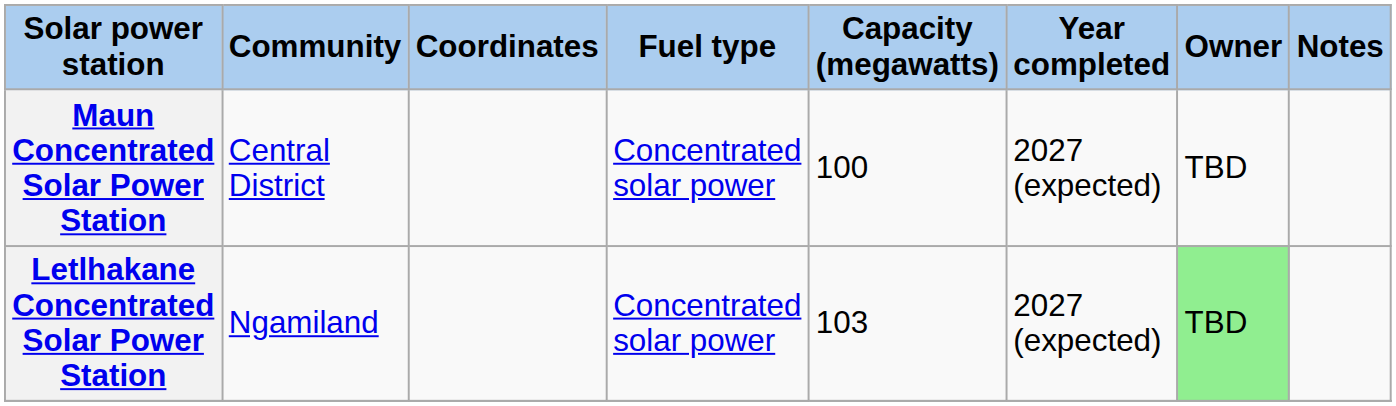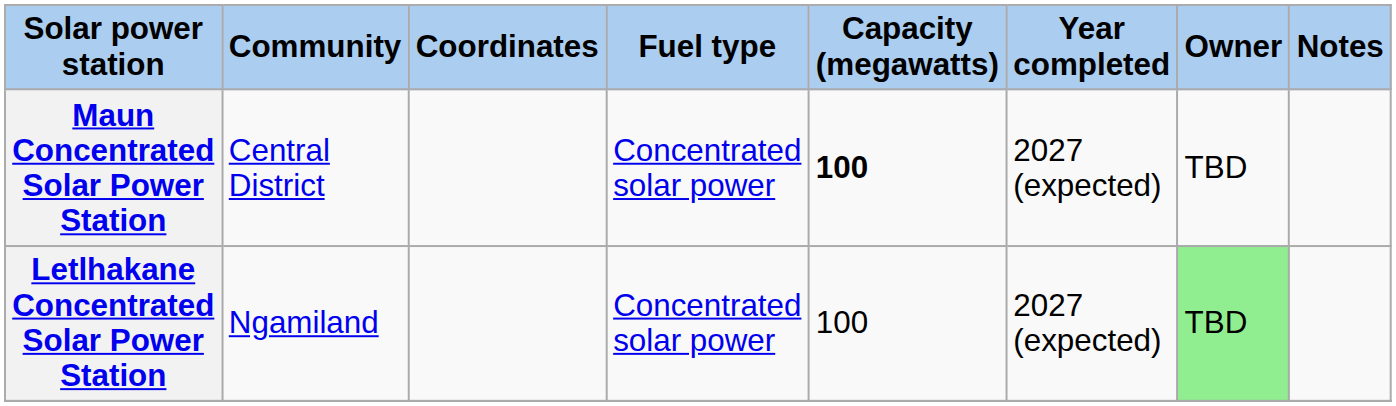(842, 167) normal -> (842, 167) bold
(842, 322) 103 -> (842, 322) 100
